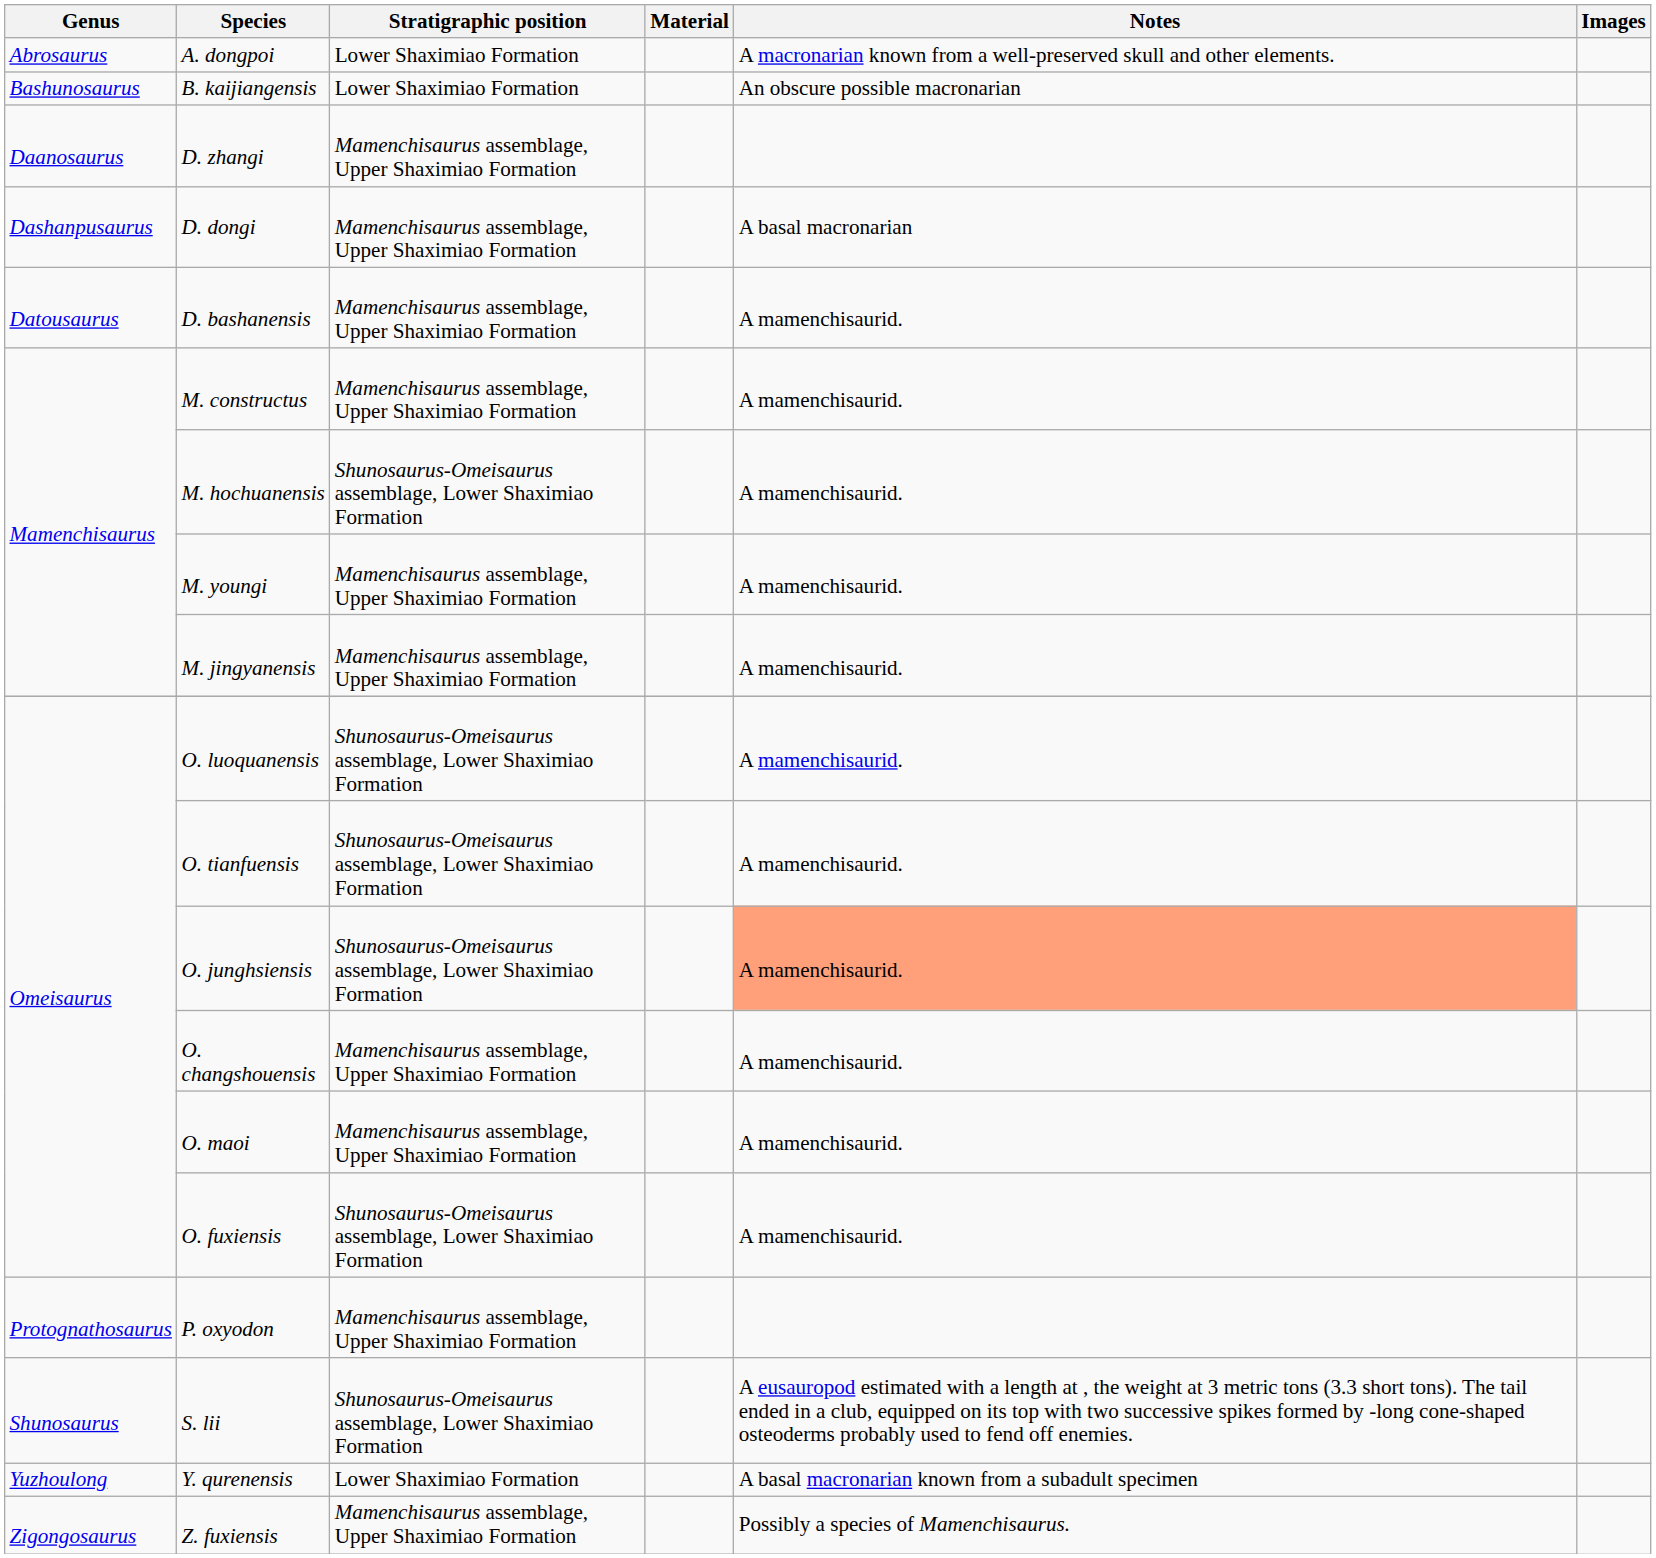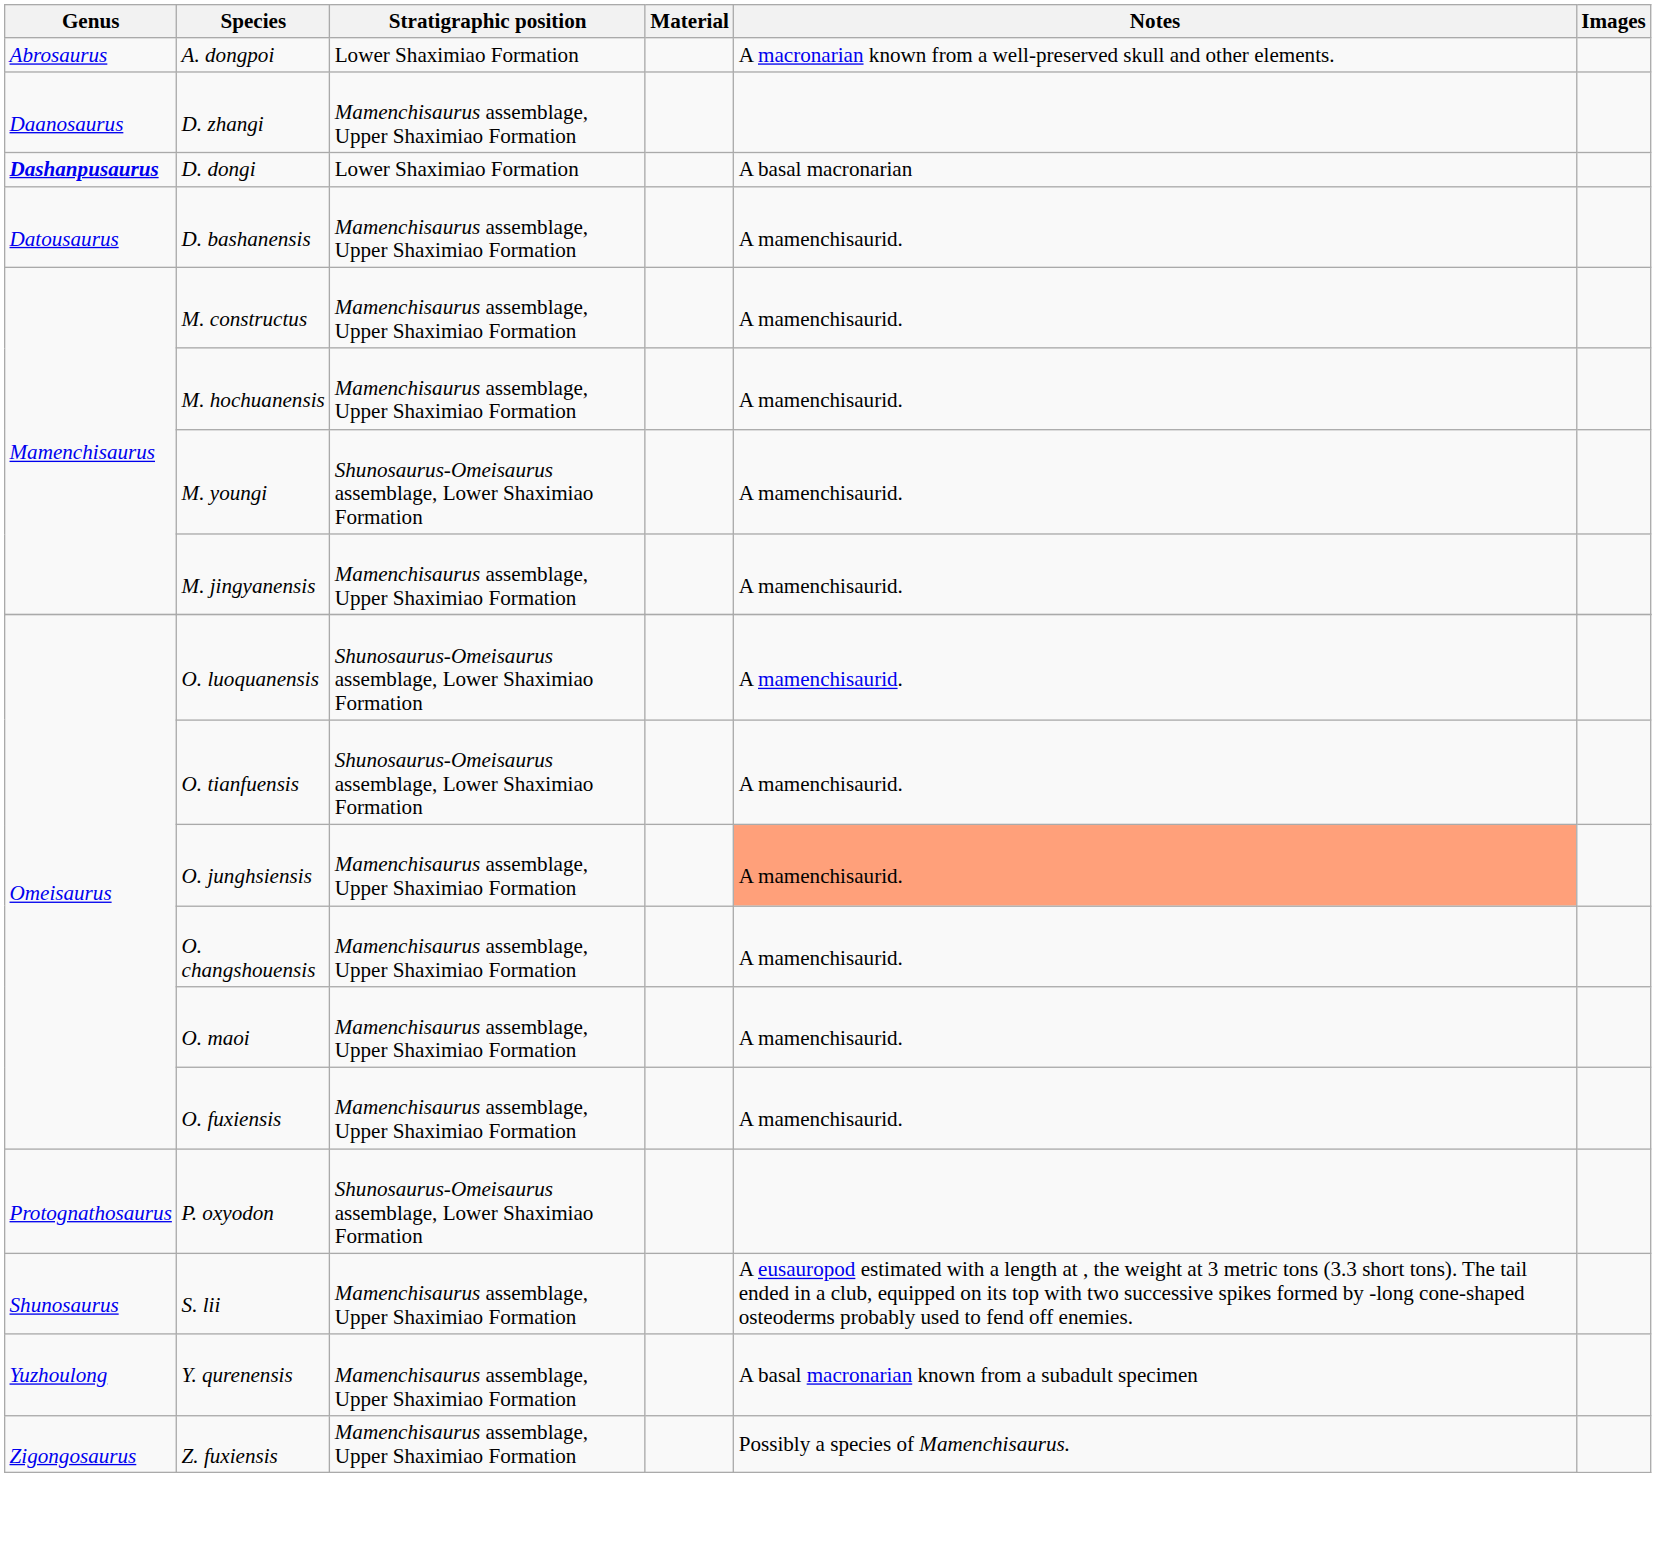- row: (249, 88)
(81, 226) normal -> (84, 169) bold
(461, 238) Mamenchisaurus assemblage, Upper Shaximiao Formation -> (457, 169) Lower Shaximiao Formation
(464, 493) Shunosaurus-Omeisaurus assemblage, Lower Shaximiao Formation -> (461, 400) Mamenchisaurus assemblage, Upper Shaximiao Formation
(461, 586) Mamenchisaurus assemblage, Upper Shaximiao Formation -> (464, 493) Shunosaurus-Omeisaurus assemblage, Lower Shaximiao Formation
(464, 969) Shunosaurus-Omeisaurus assemblage, Lower Shaximiao Formation -> (461, 876) Mamenchisaurus assemblage, Upper Shaximiao Formation
(464, 1236) Shunosaurus-Omeisaurus assemblage, Lower Shaximiao Formation -> (461, 1119) Mamenchisaurus assemblage, Upper Shaximiao Formation
(461, 1329) Mamenchisaurus assemblage, Upper Shaximiao Formation -> (464, 1212) Shunosaurus-Omeisaurus assemblage, Lower Shaximiao Formation
(464, 1422) Shunosaurus-Omeisaurus assemblage, Lower Shaximiao Formation -> (461, 1305) Mamenchisaurus assemblage, Upper Shaximiao Formation
(457, 1479) Lower Shaximiao Formation -> (461, 1386) Mamenchisaurus assemblage, Upper Shaximiao Formation
